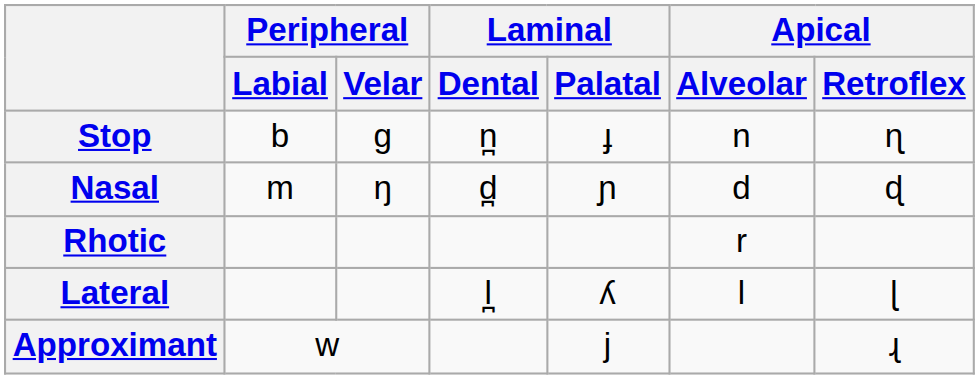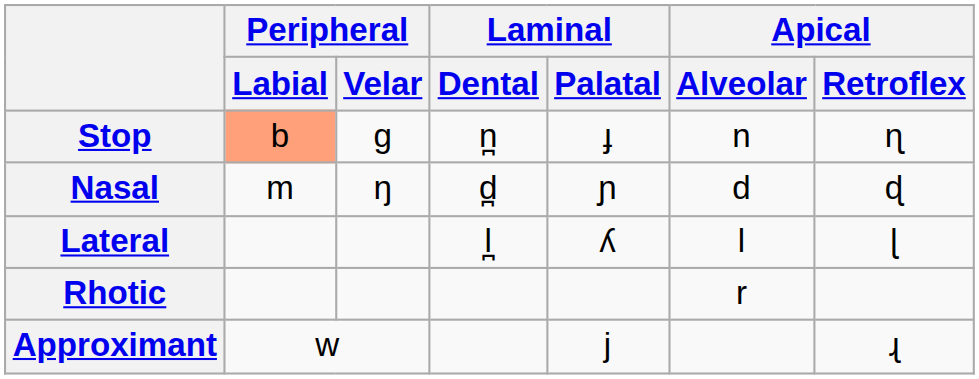(280, 135) no background -> (280, 135) lightsalmon background
rows swapped: (115, 293) <-> (115, 240)
